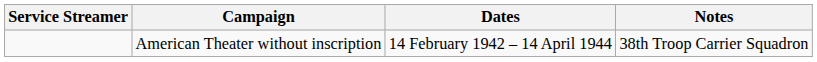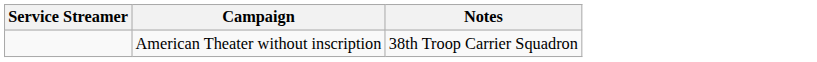- column: (500, 17)
